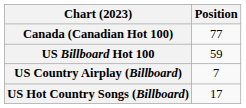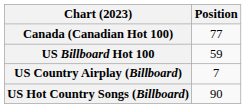(216, 93) 17 -> (216, 93) 90
